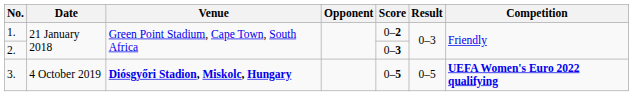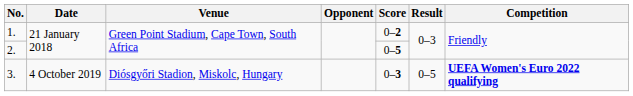(392, 50) 0–3 -> (392, 50) 0–5
(200, 74) bold -> (196, 74) normal
(392, 74) 0–5 -> (392, 74) 0–3
